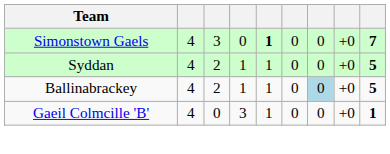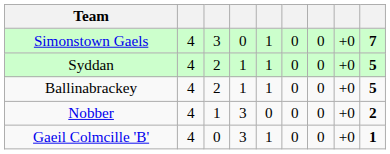(269, 40) bold -> (269, 40) normal
(321, 88) lightblue background -> (321, 88) no background
+ row: (91, 112)
